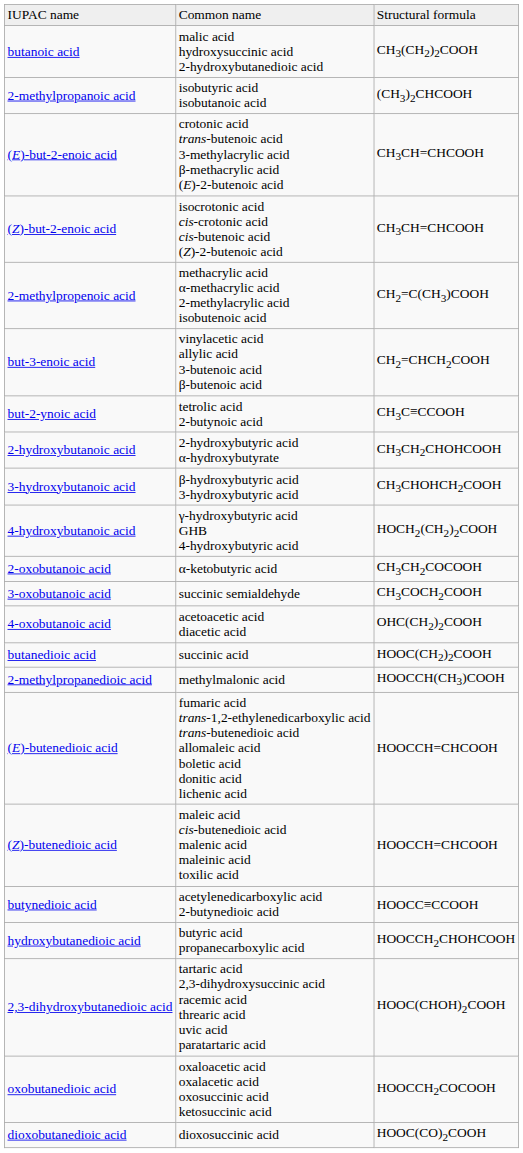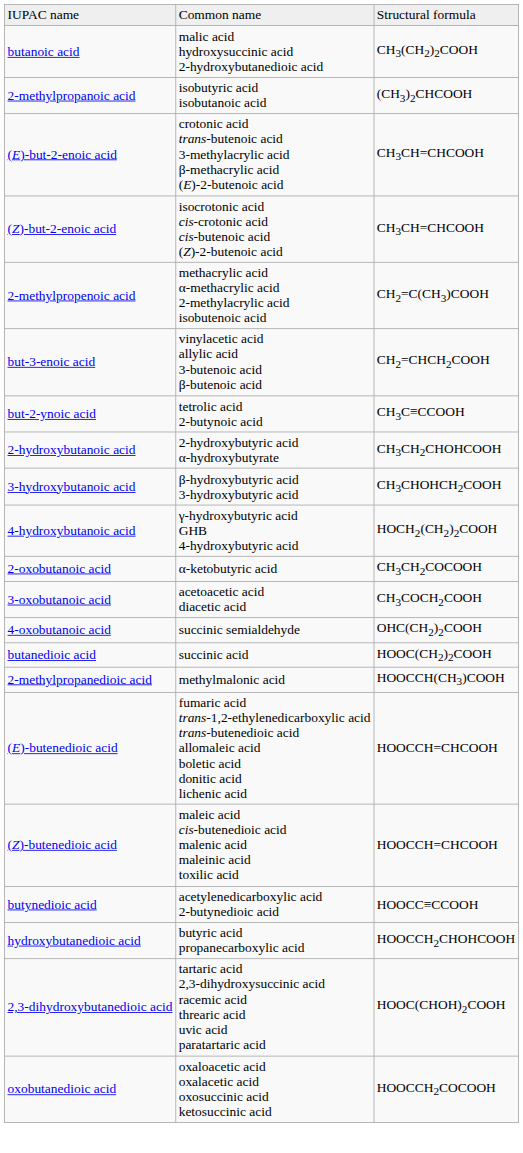(239, 593) succinic semialdehyde -> (221, 599) acetoacetic acid diacetic acid
(221, 624) acetoacetic acid diacetic acid -> (239, 630) succinic semialdehyde
- row: (67, 1134)
